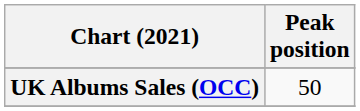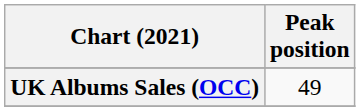(310, 86) 50 -> (310, 86) 49
